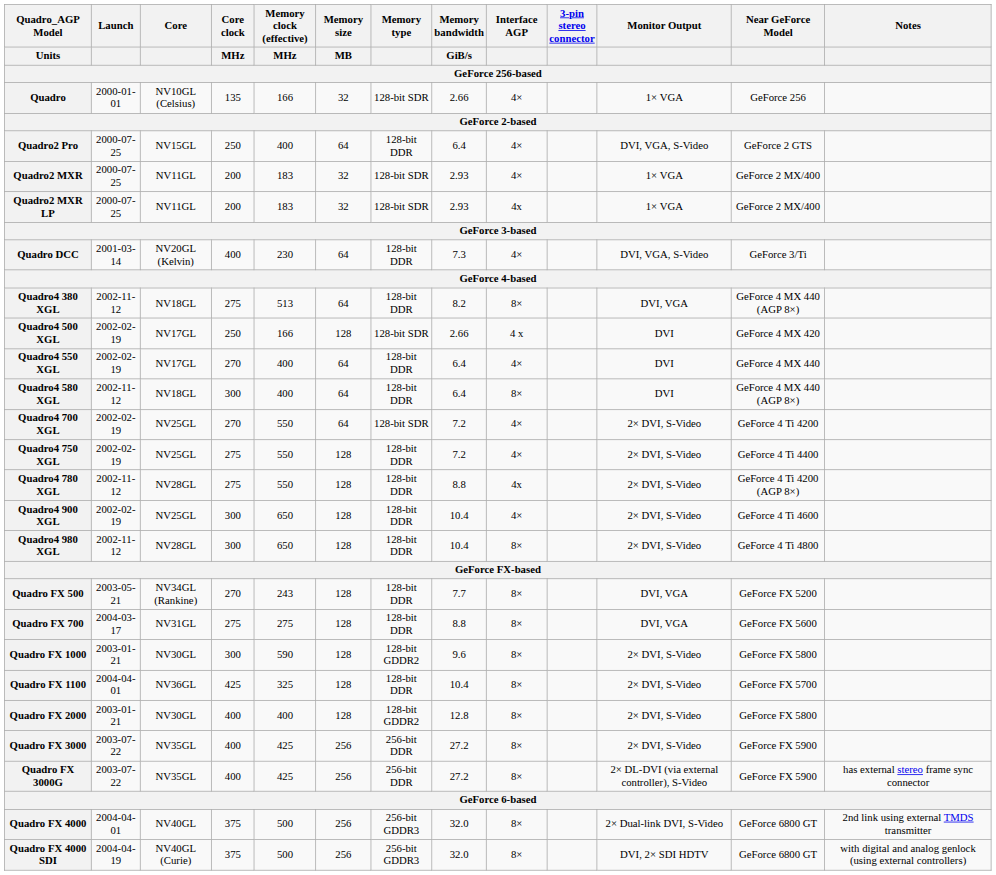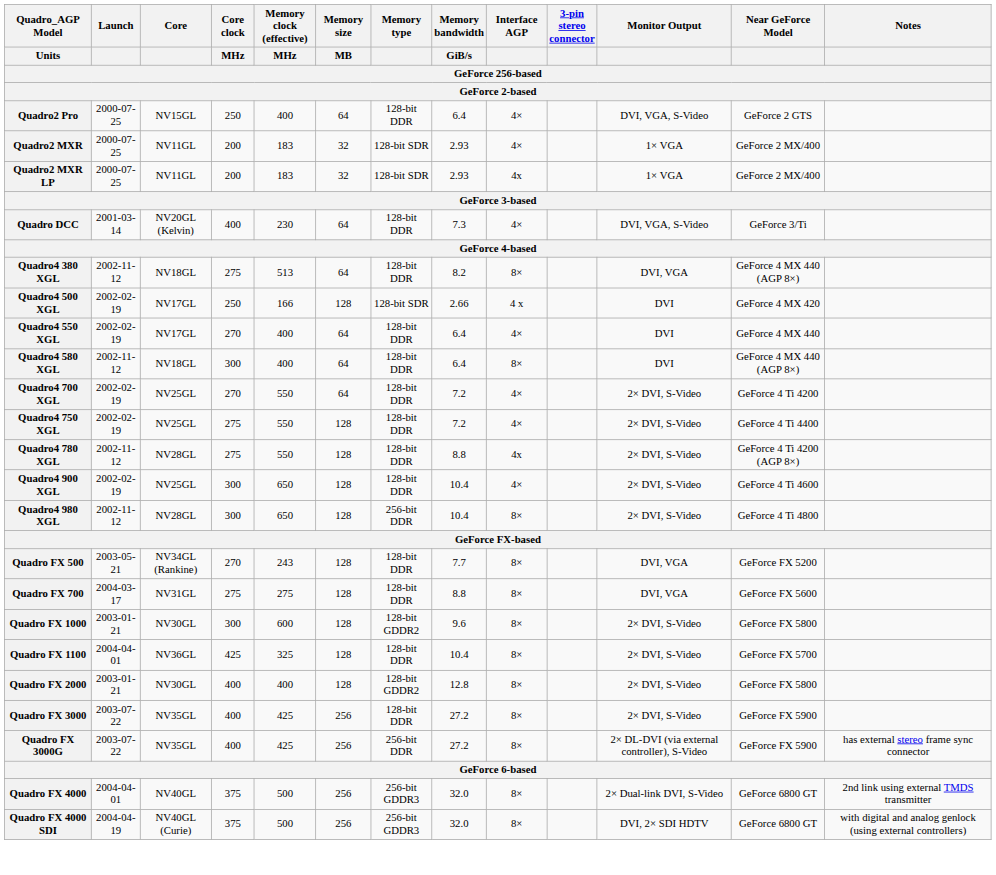- row: (48, 97)
(401, 424) 128-bit SDR -> (401, 393) 128-bit DDR
(401, 545) 128-bit DDR -> (401, 515) 256-bit DDR
(285, 654) 590 -> (285, 624) 600
(401, 745) 256-bit DDR -> (401, 715) 128-bit DDR
